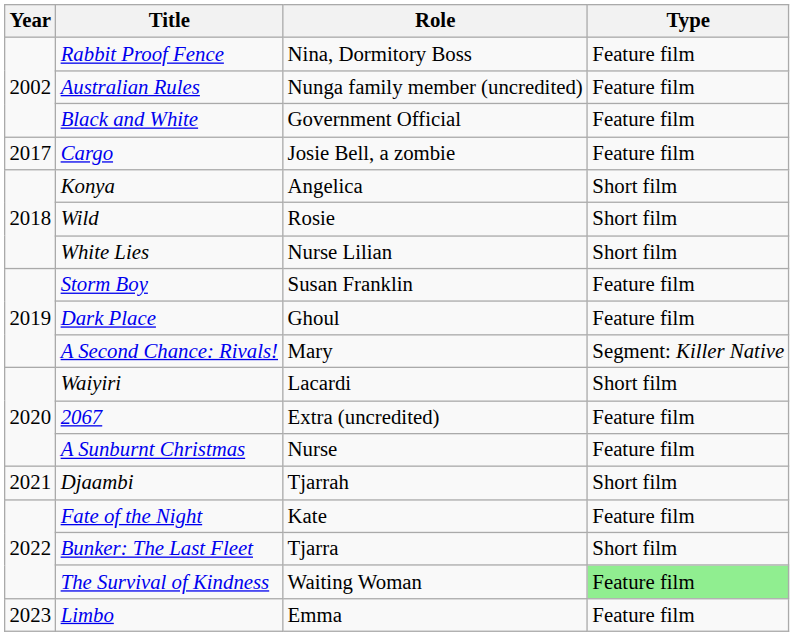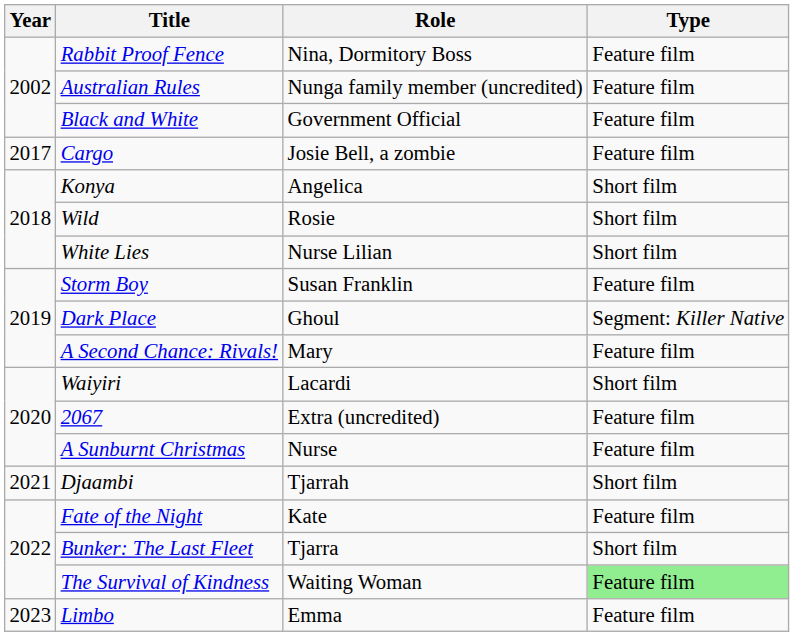(643, 317) Feature film -> (688, 317) Segment: Killer Native
(688, 350) Segment: Killer Native -> (643, 350) Feature film
